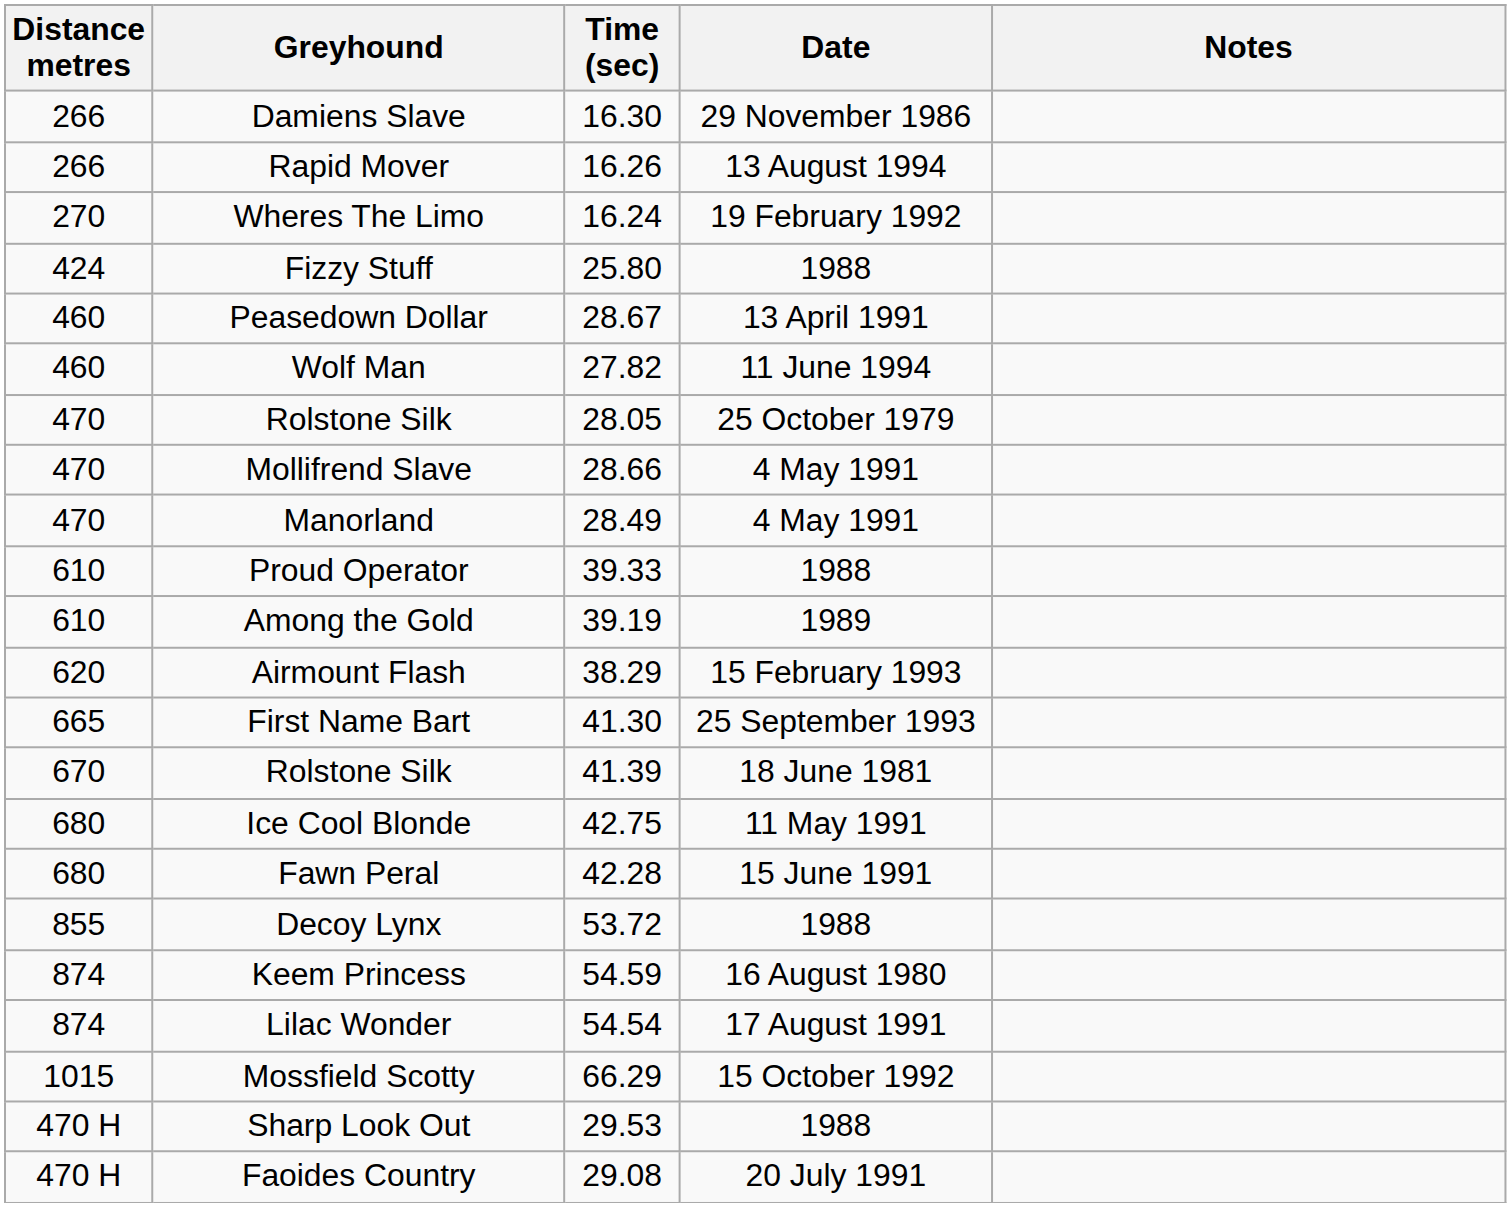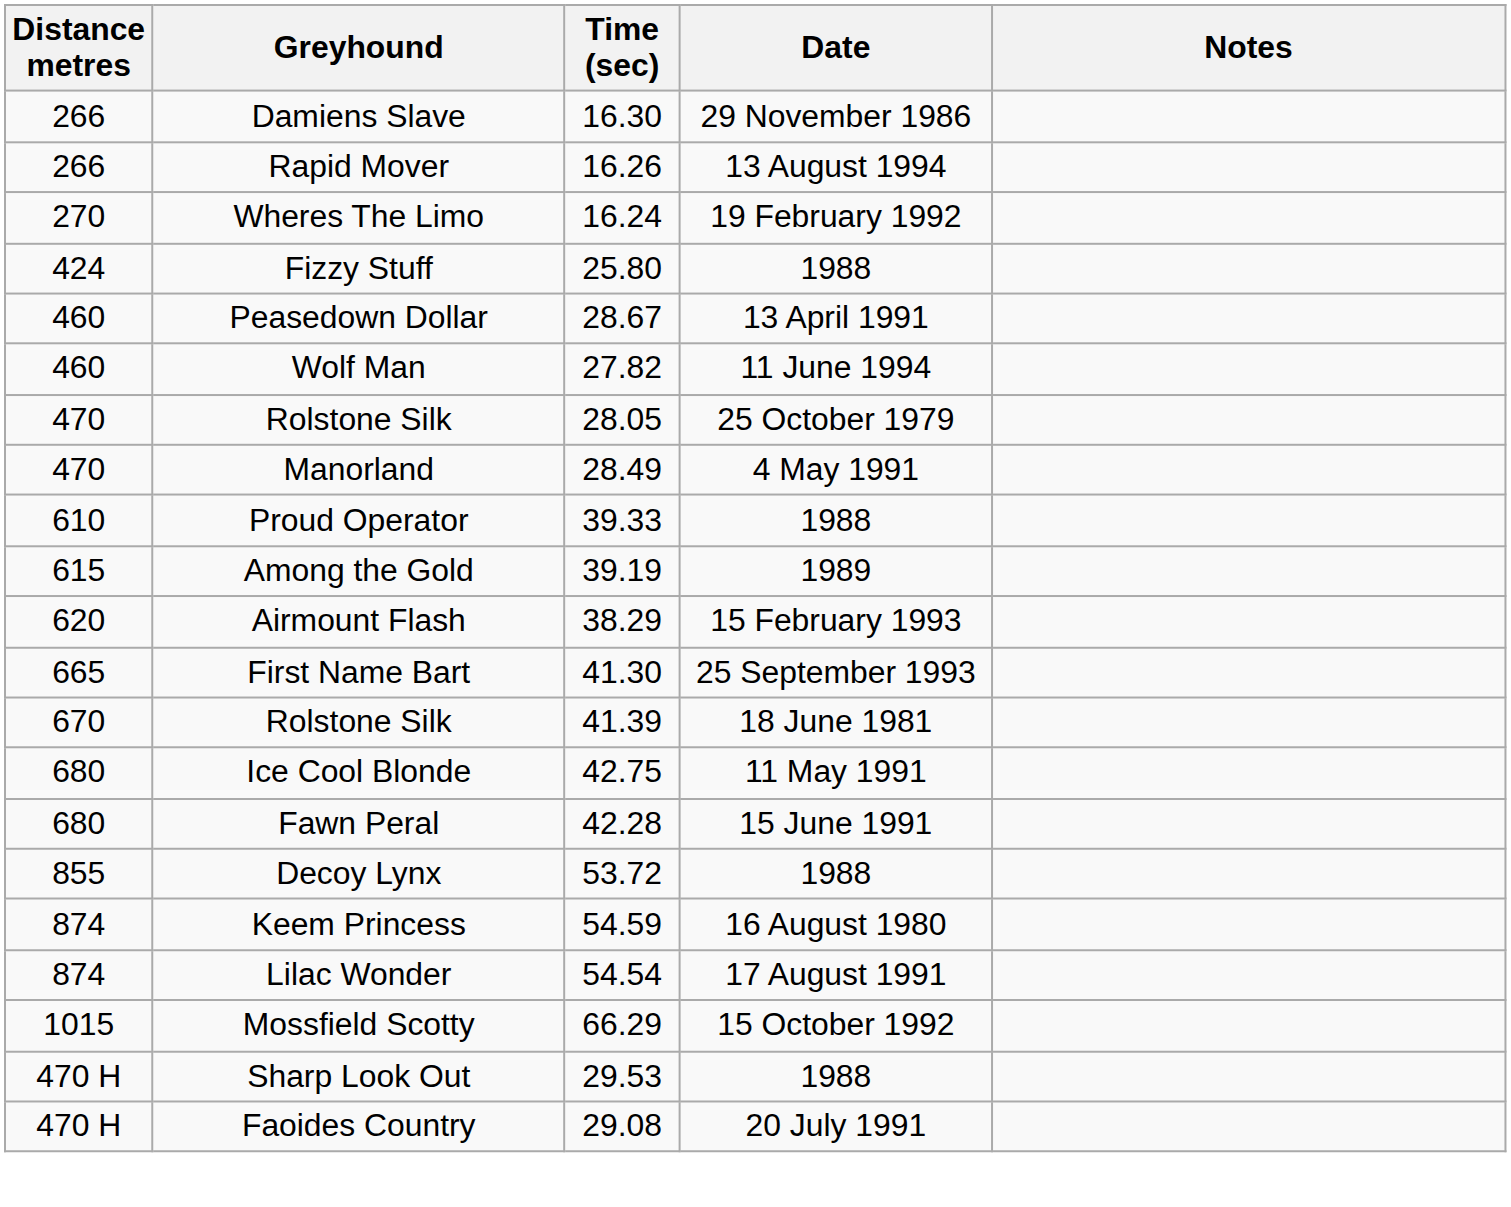- row: (359, 469)
(79, 621) 610 -> (79, 570) 615
